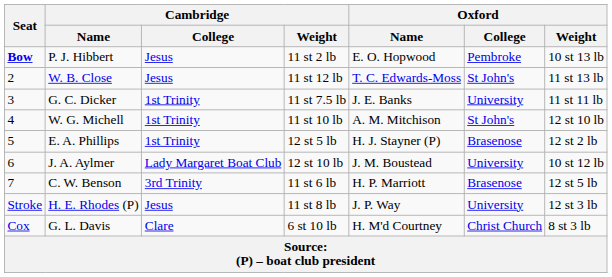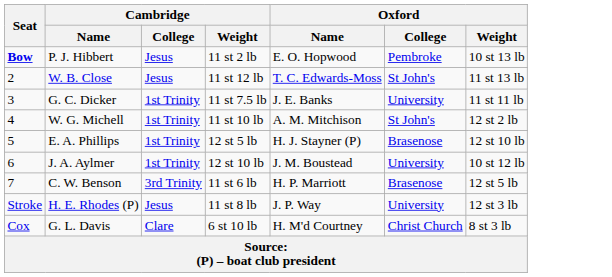(576, 120) 12 st 10 lb -> (493, 120) 12 st 2 lb
(573, 141) 12 st 2 lb -> (497, 141) 12 st 10 lb
(213, 162) Lady Margaret Boat Club -> (172, 162) 1st Trinity
